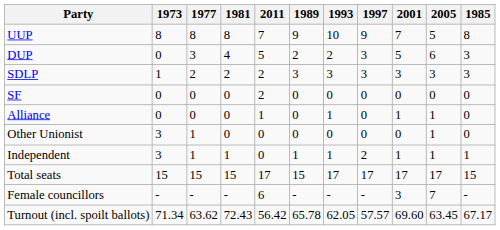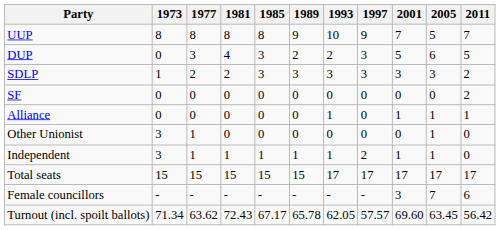columns swapped: (478, 14) <-> (272, 14)
